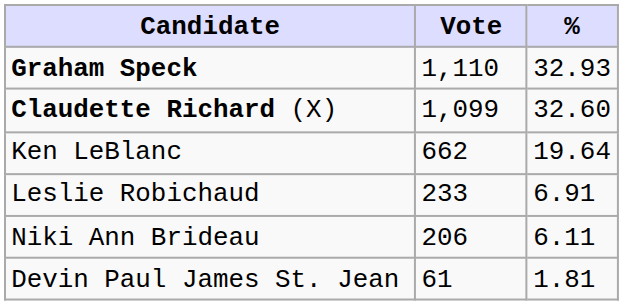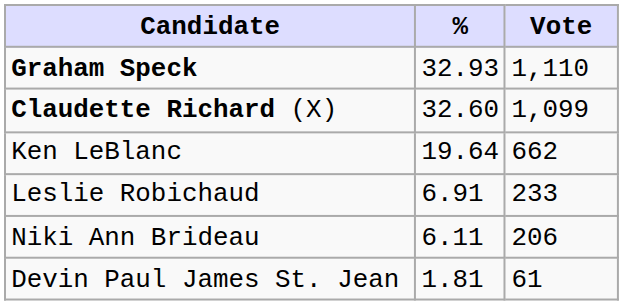columns swapped: (471, 26) <-> (572, 26)
